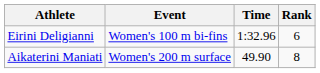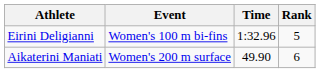(297, 36) 6 -> (297, 36) 5
(297, 57) 8 -> (297, 57) 6
